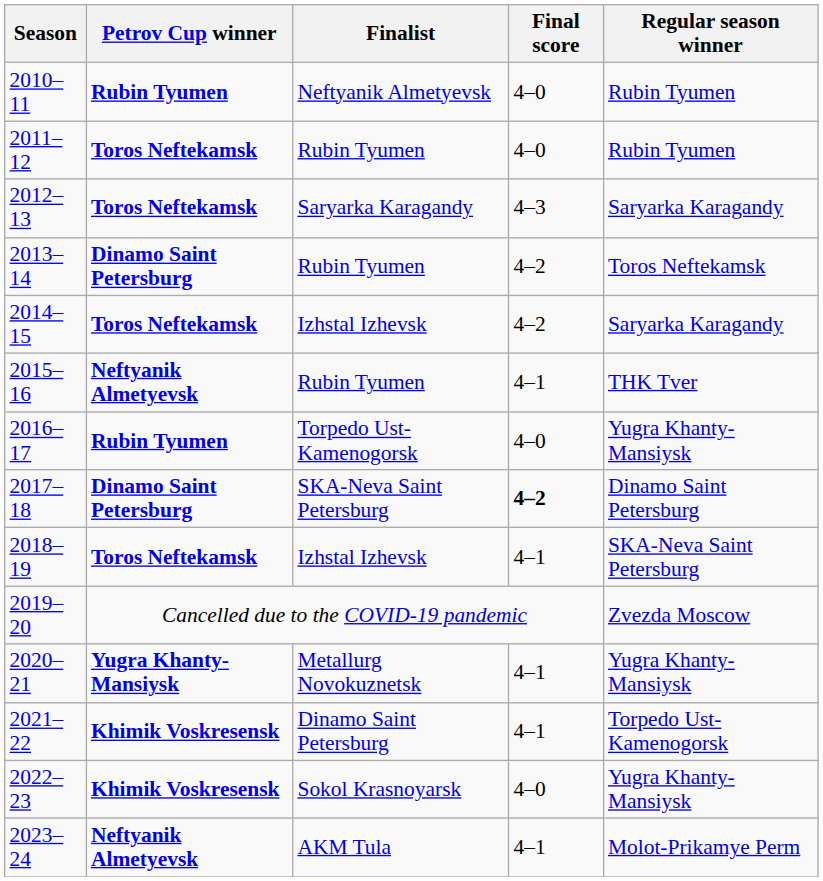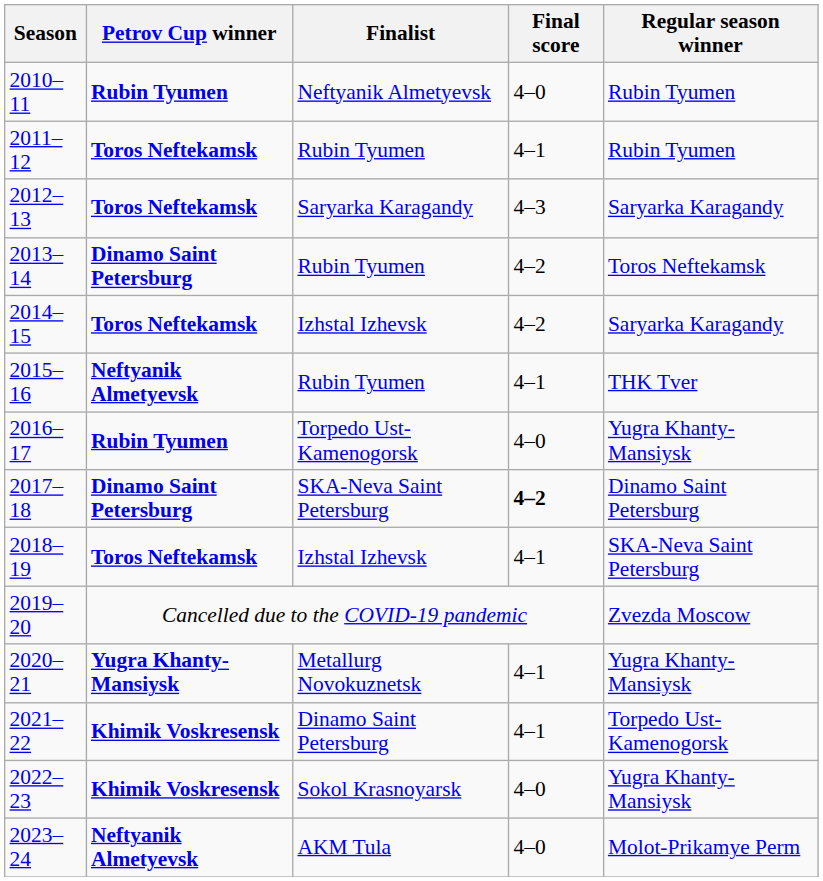(530, 149) 4–0 -> (530, 149) 4–1
(530, 847) 4–1 -> (530, 847) 4–0
